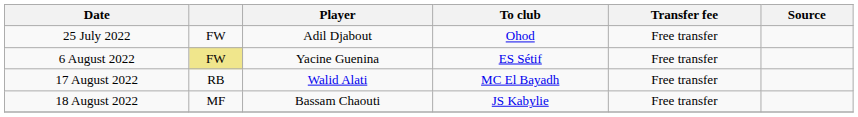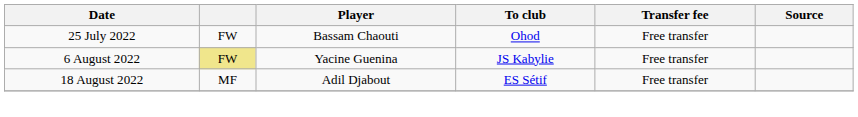(338, 36) Adil Djabout -> (356, 36) Bassam Chaouti
(520, 57) ES Sétif -> (525, 57) JS Kabylie
- row: (97, 79)
(338, 101) Bassam Chaouti -> (356, 79) Adil Djabout
(520, 101) JS Kabylie -> (525, 79) ES Sétif
